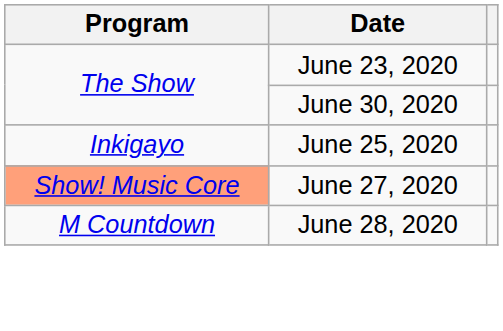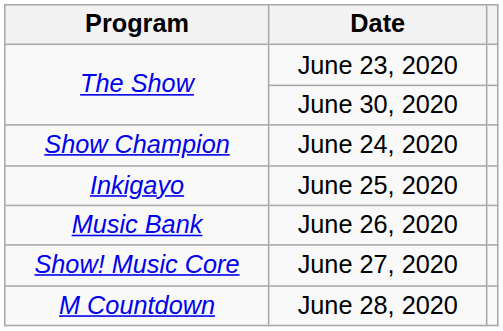+ row: (378, 144)
+ row: (378, 225)
(137, 184) lightsalmon background -> (137, 265) no background
